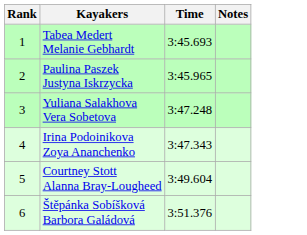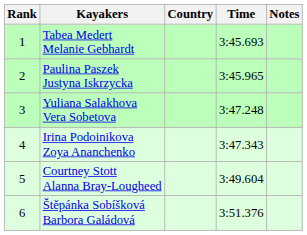+ column: (190, 14)
